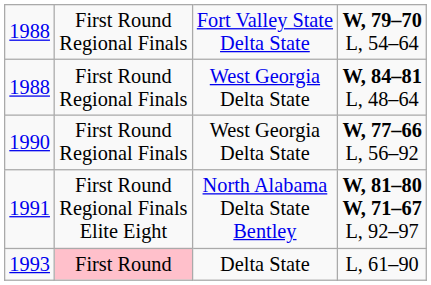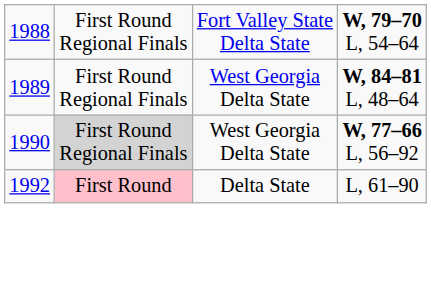(30, 87) 1988 -> (30, 87) 1989
(123, 142) no background -> (123, 142) lightgrey background
- row: (382, 208)
(30, 263) 1993 -> (30, 185) 1992
